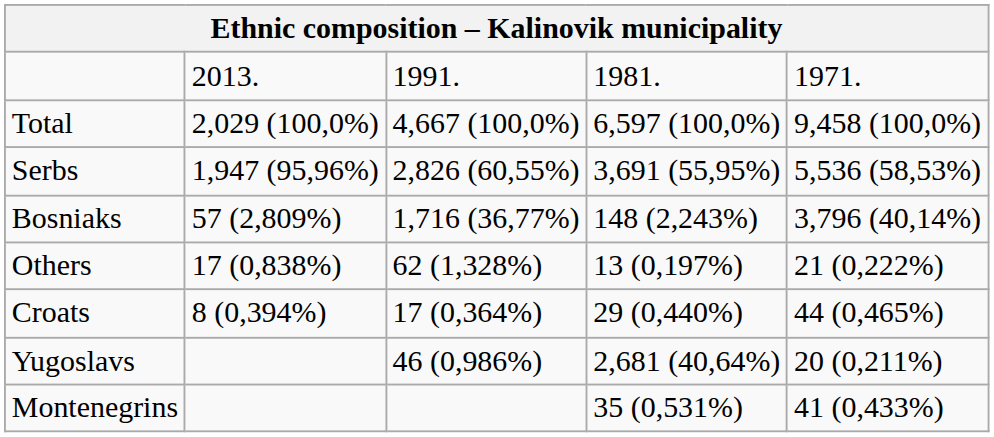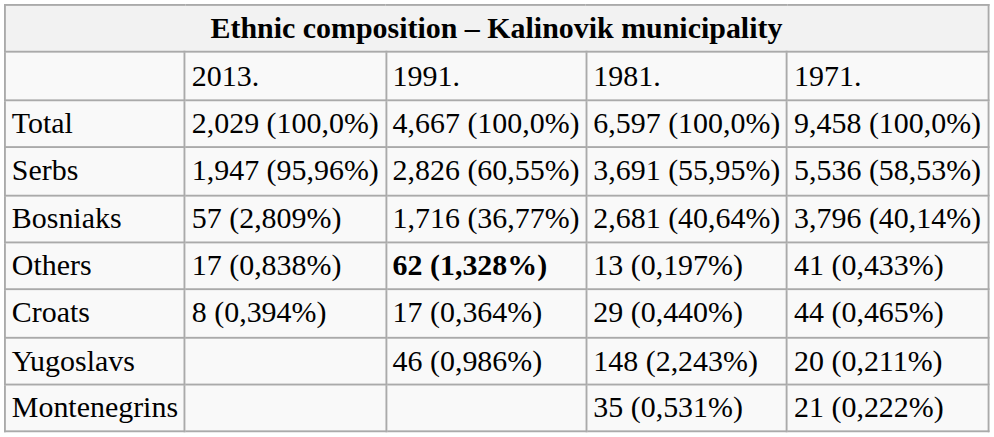(676, 218) 148 (2,243%) -> (687, 218) 2,681 (40,64%)
(467, 265) normal -> (470, 265) bold
(869, 265) 21 (0,222%) -> (869, 265) 41 (0,433%)
(687, 360) 2,681 (40,64%) -> (676, 360) 148 (2,243%)
(869, 407) 41 (0,433%) -> (869, 407) 21 (0,222%)
